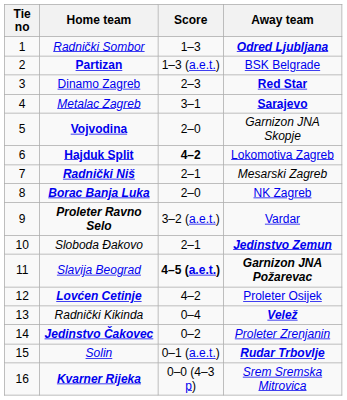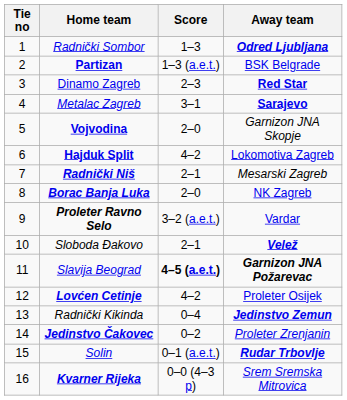(191, 155) bold -> (191, 155) normal
(282, 244) Jedinstvo Zemun -> (282, 244) Velež
(282, 315) Velež -> (282, 315) Jedinstvo Zemun
